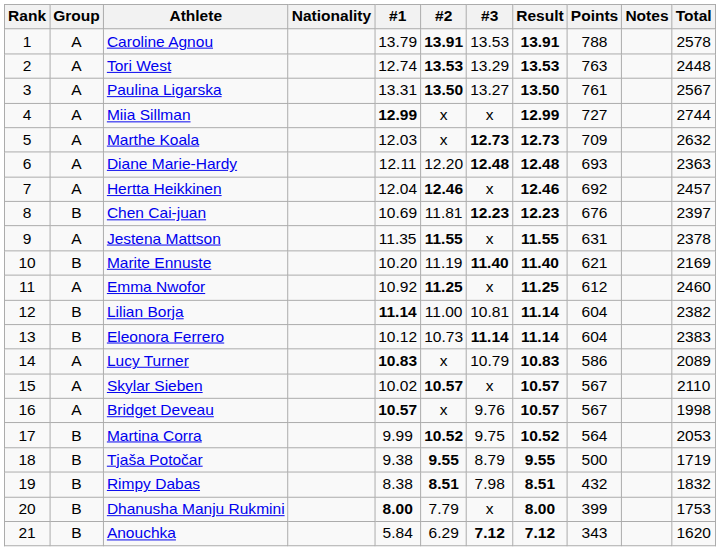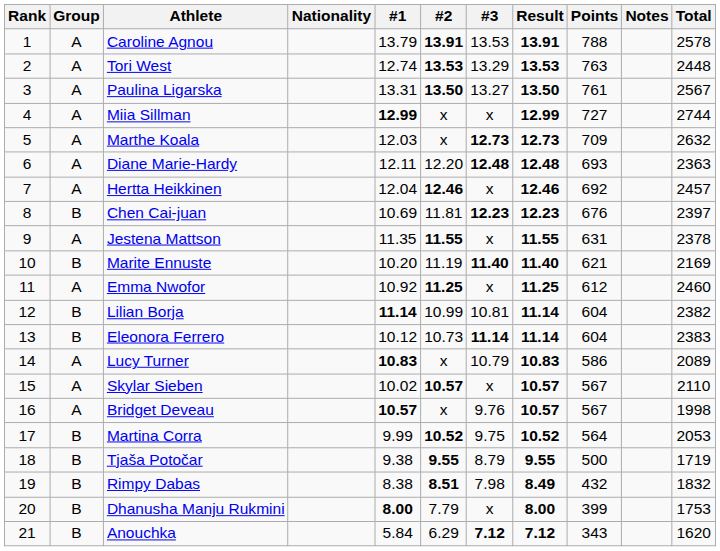(444, 312) 11.00 -> (444, 312) 10.99
(540, 484) 8.51 -> (540, 484) 8.49
